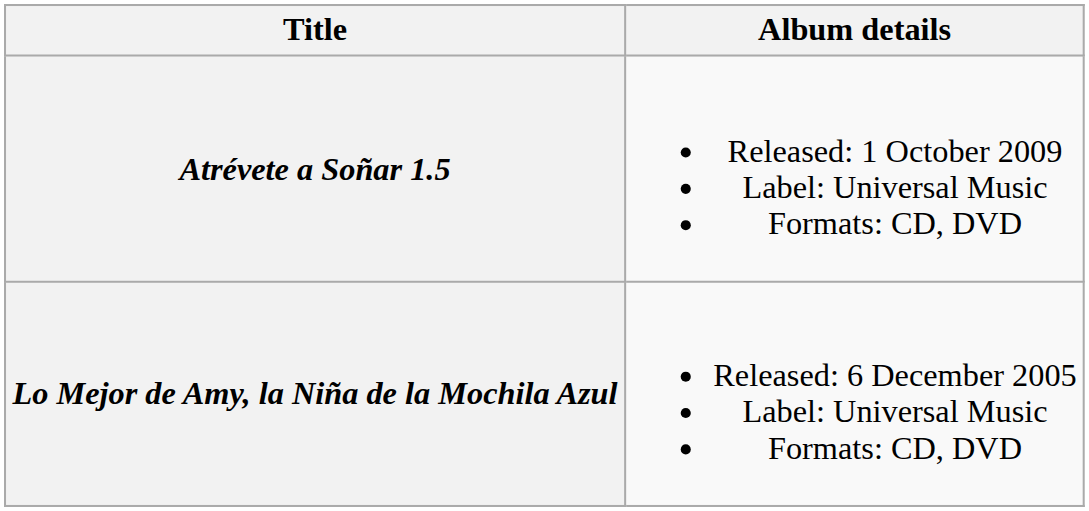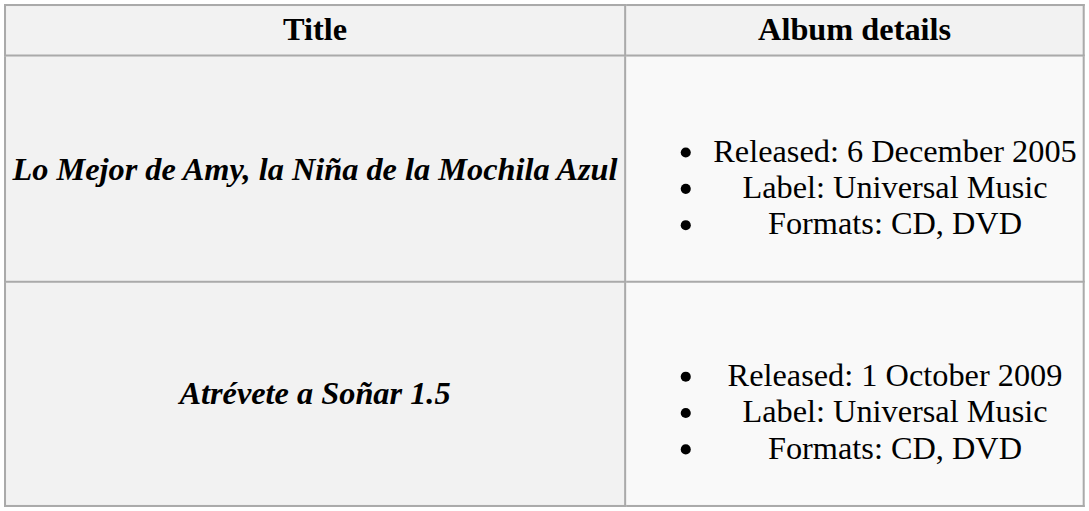rows swapped: (315, 393) <-> (315, 168)
